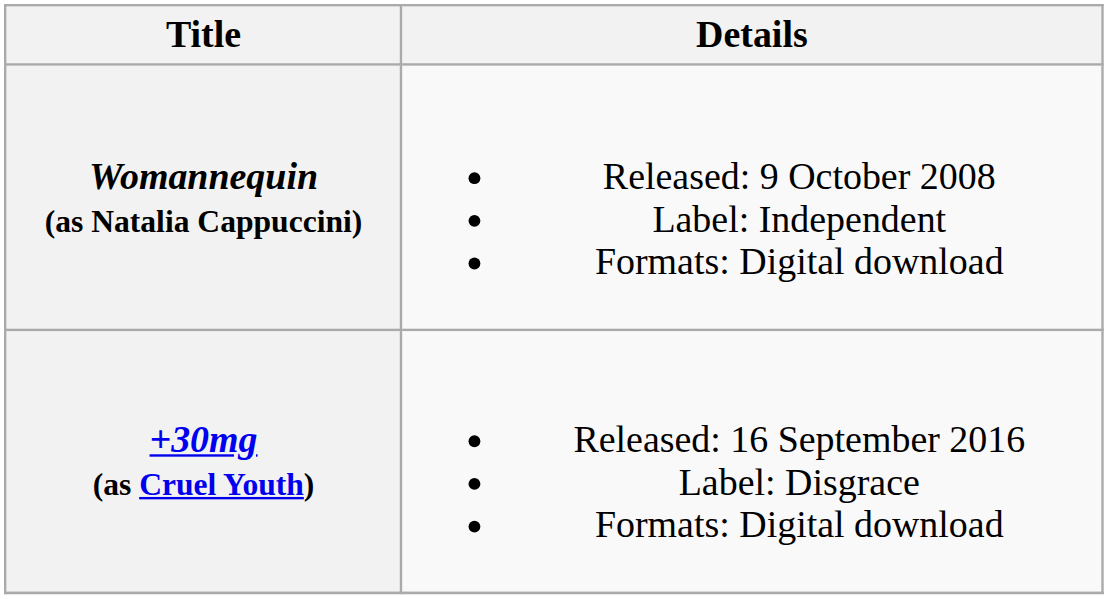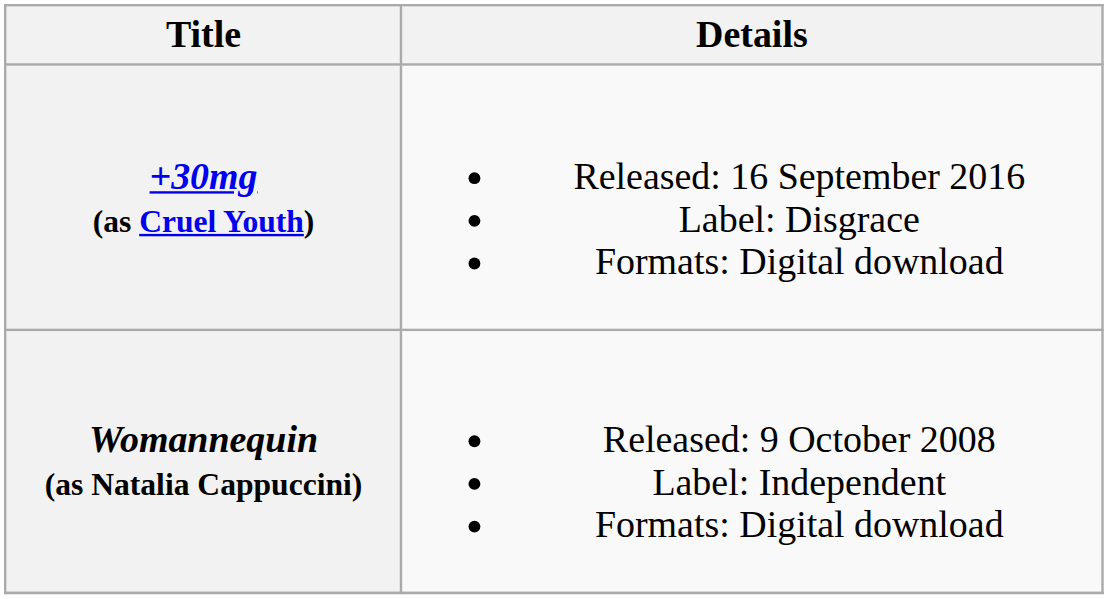rows swapped: (204, 196) <-> (204, 460)
